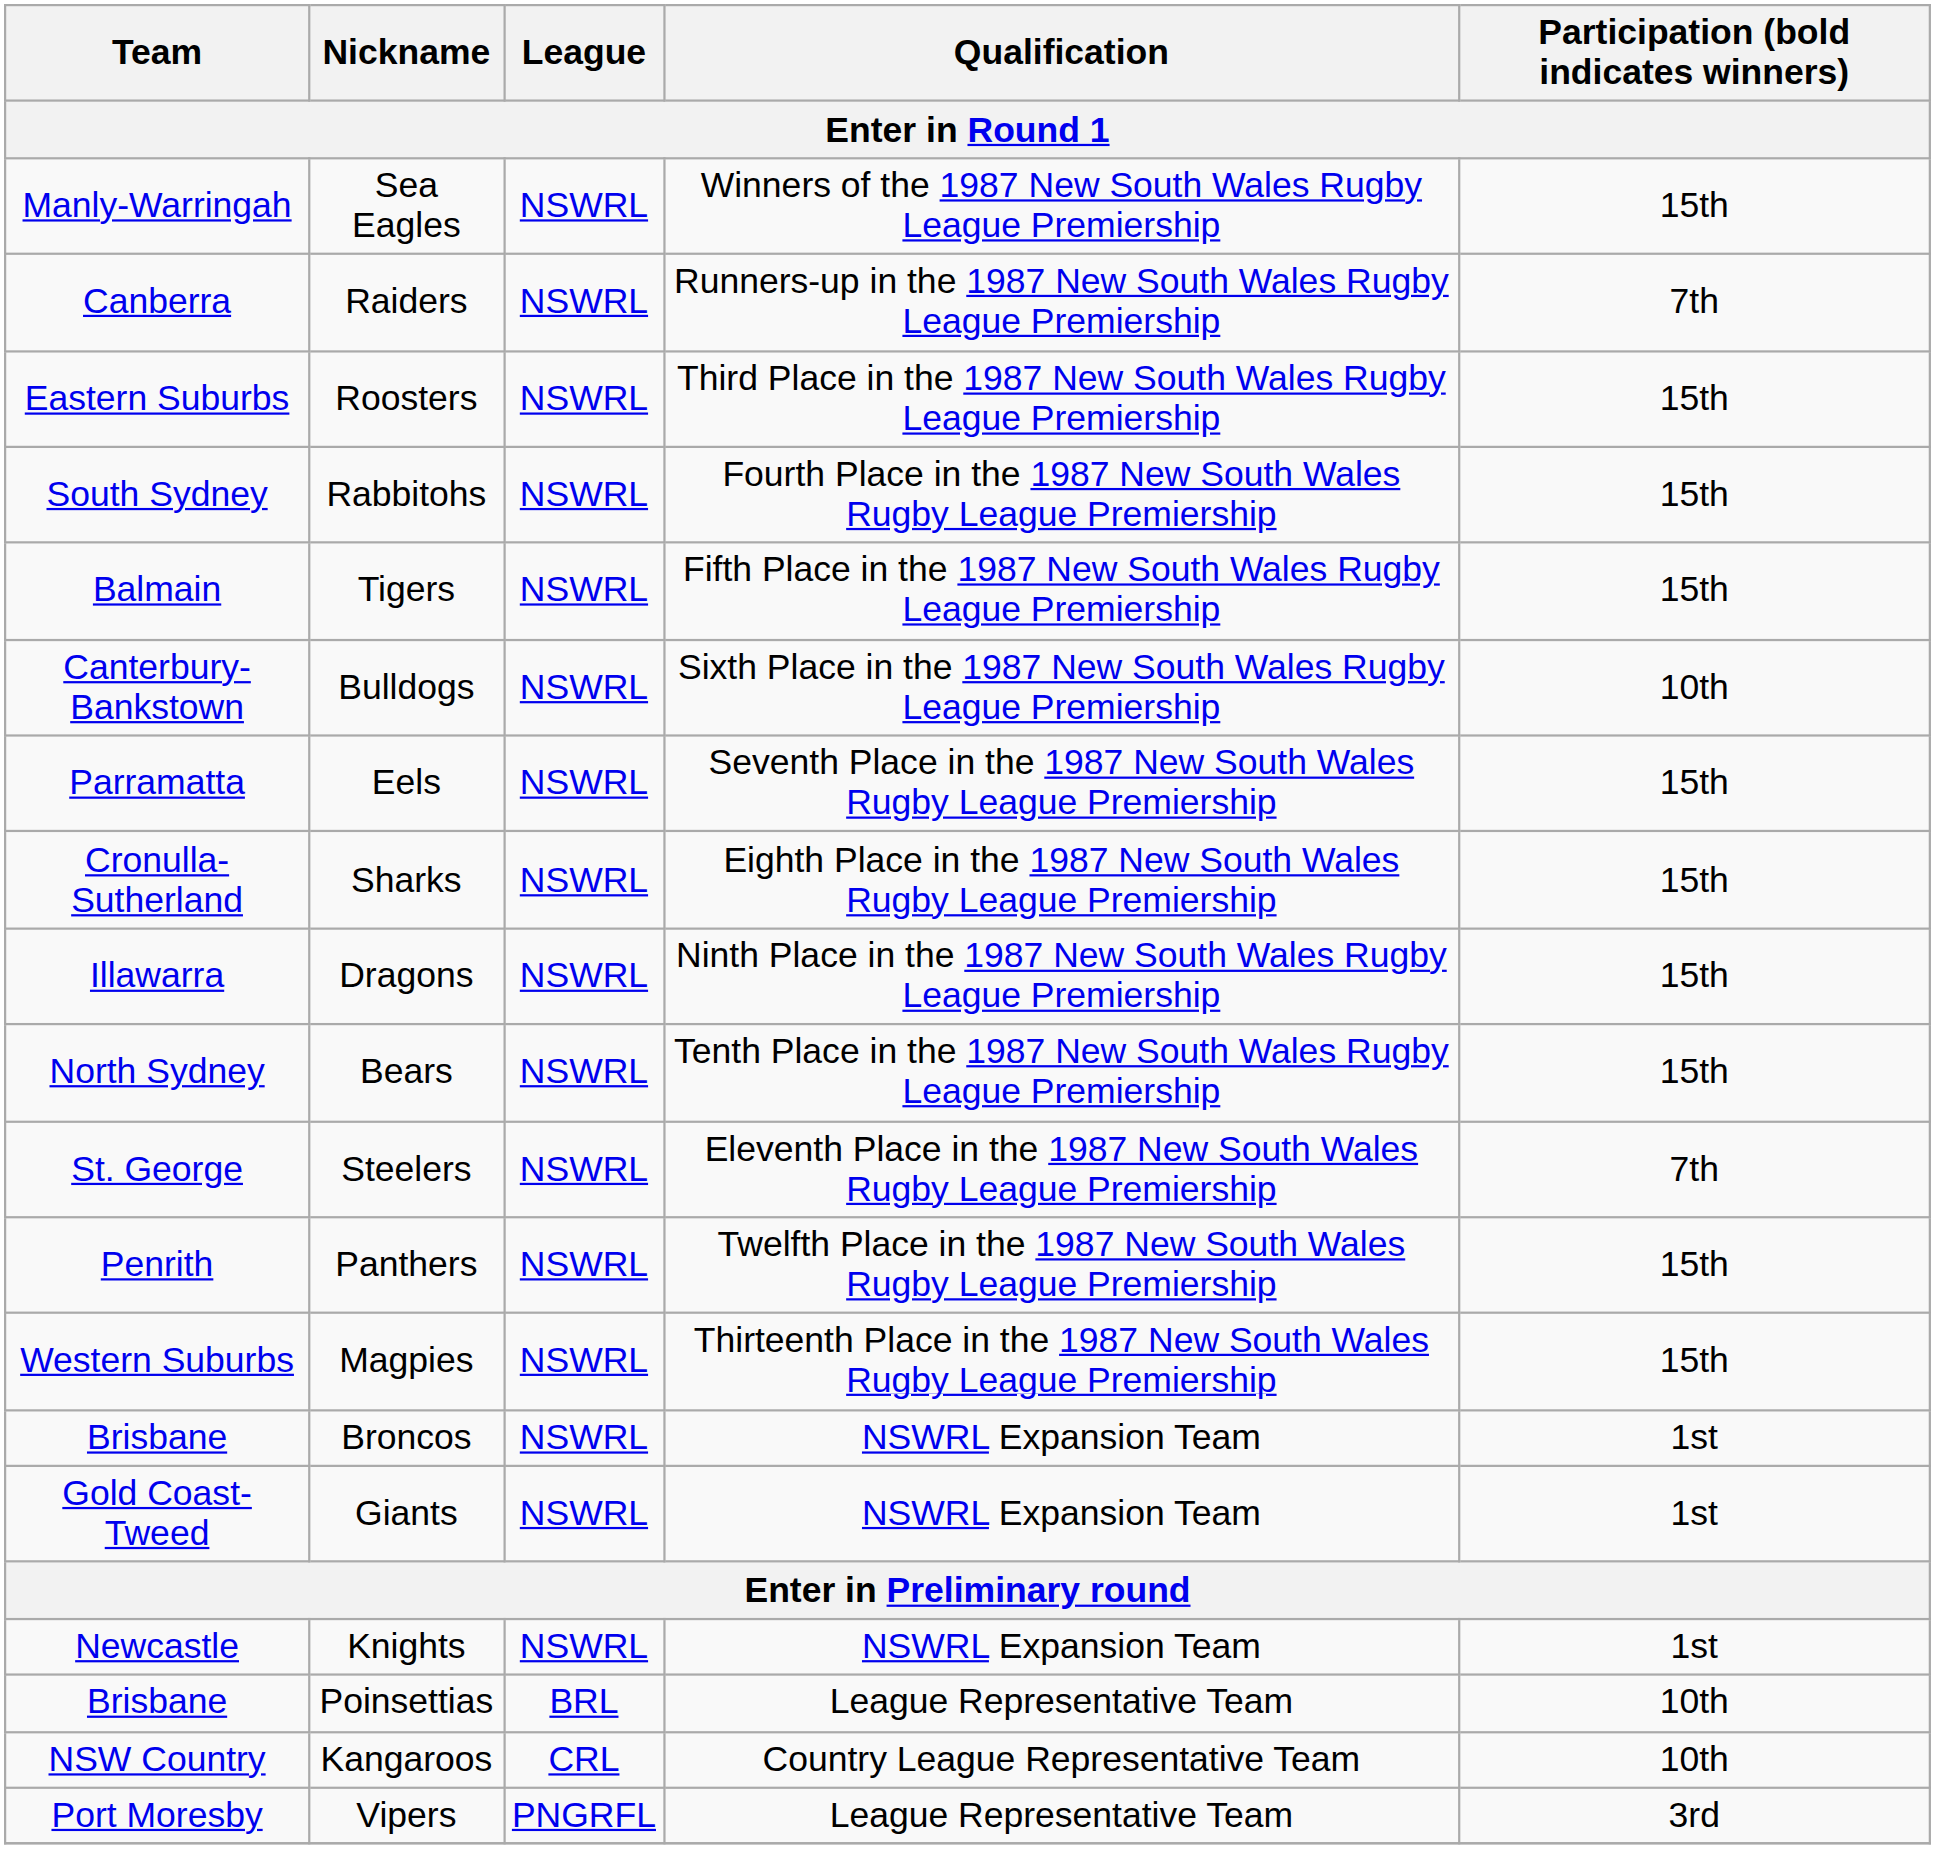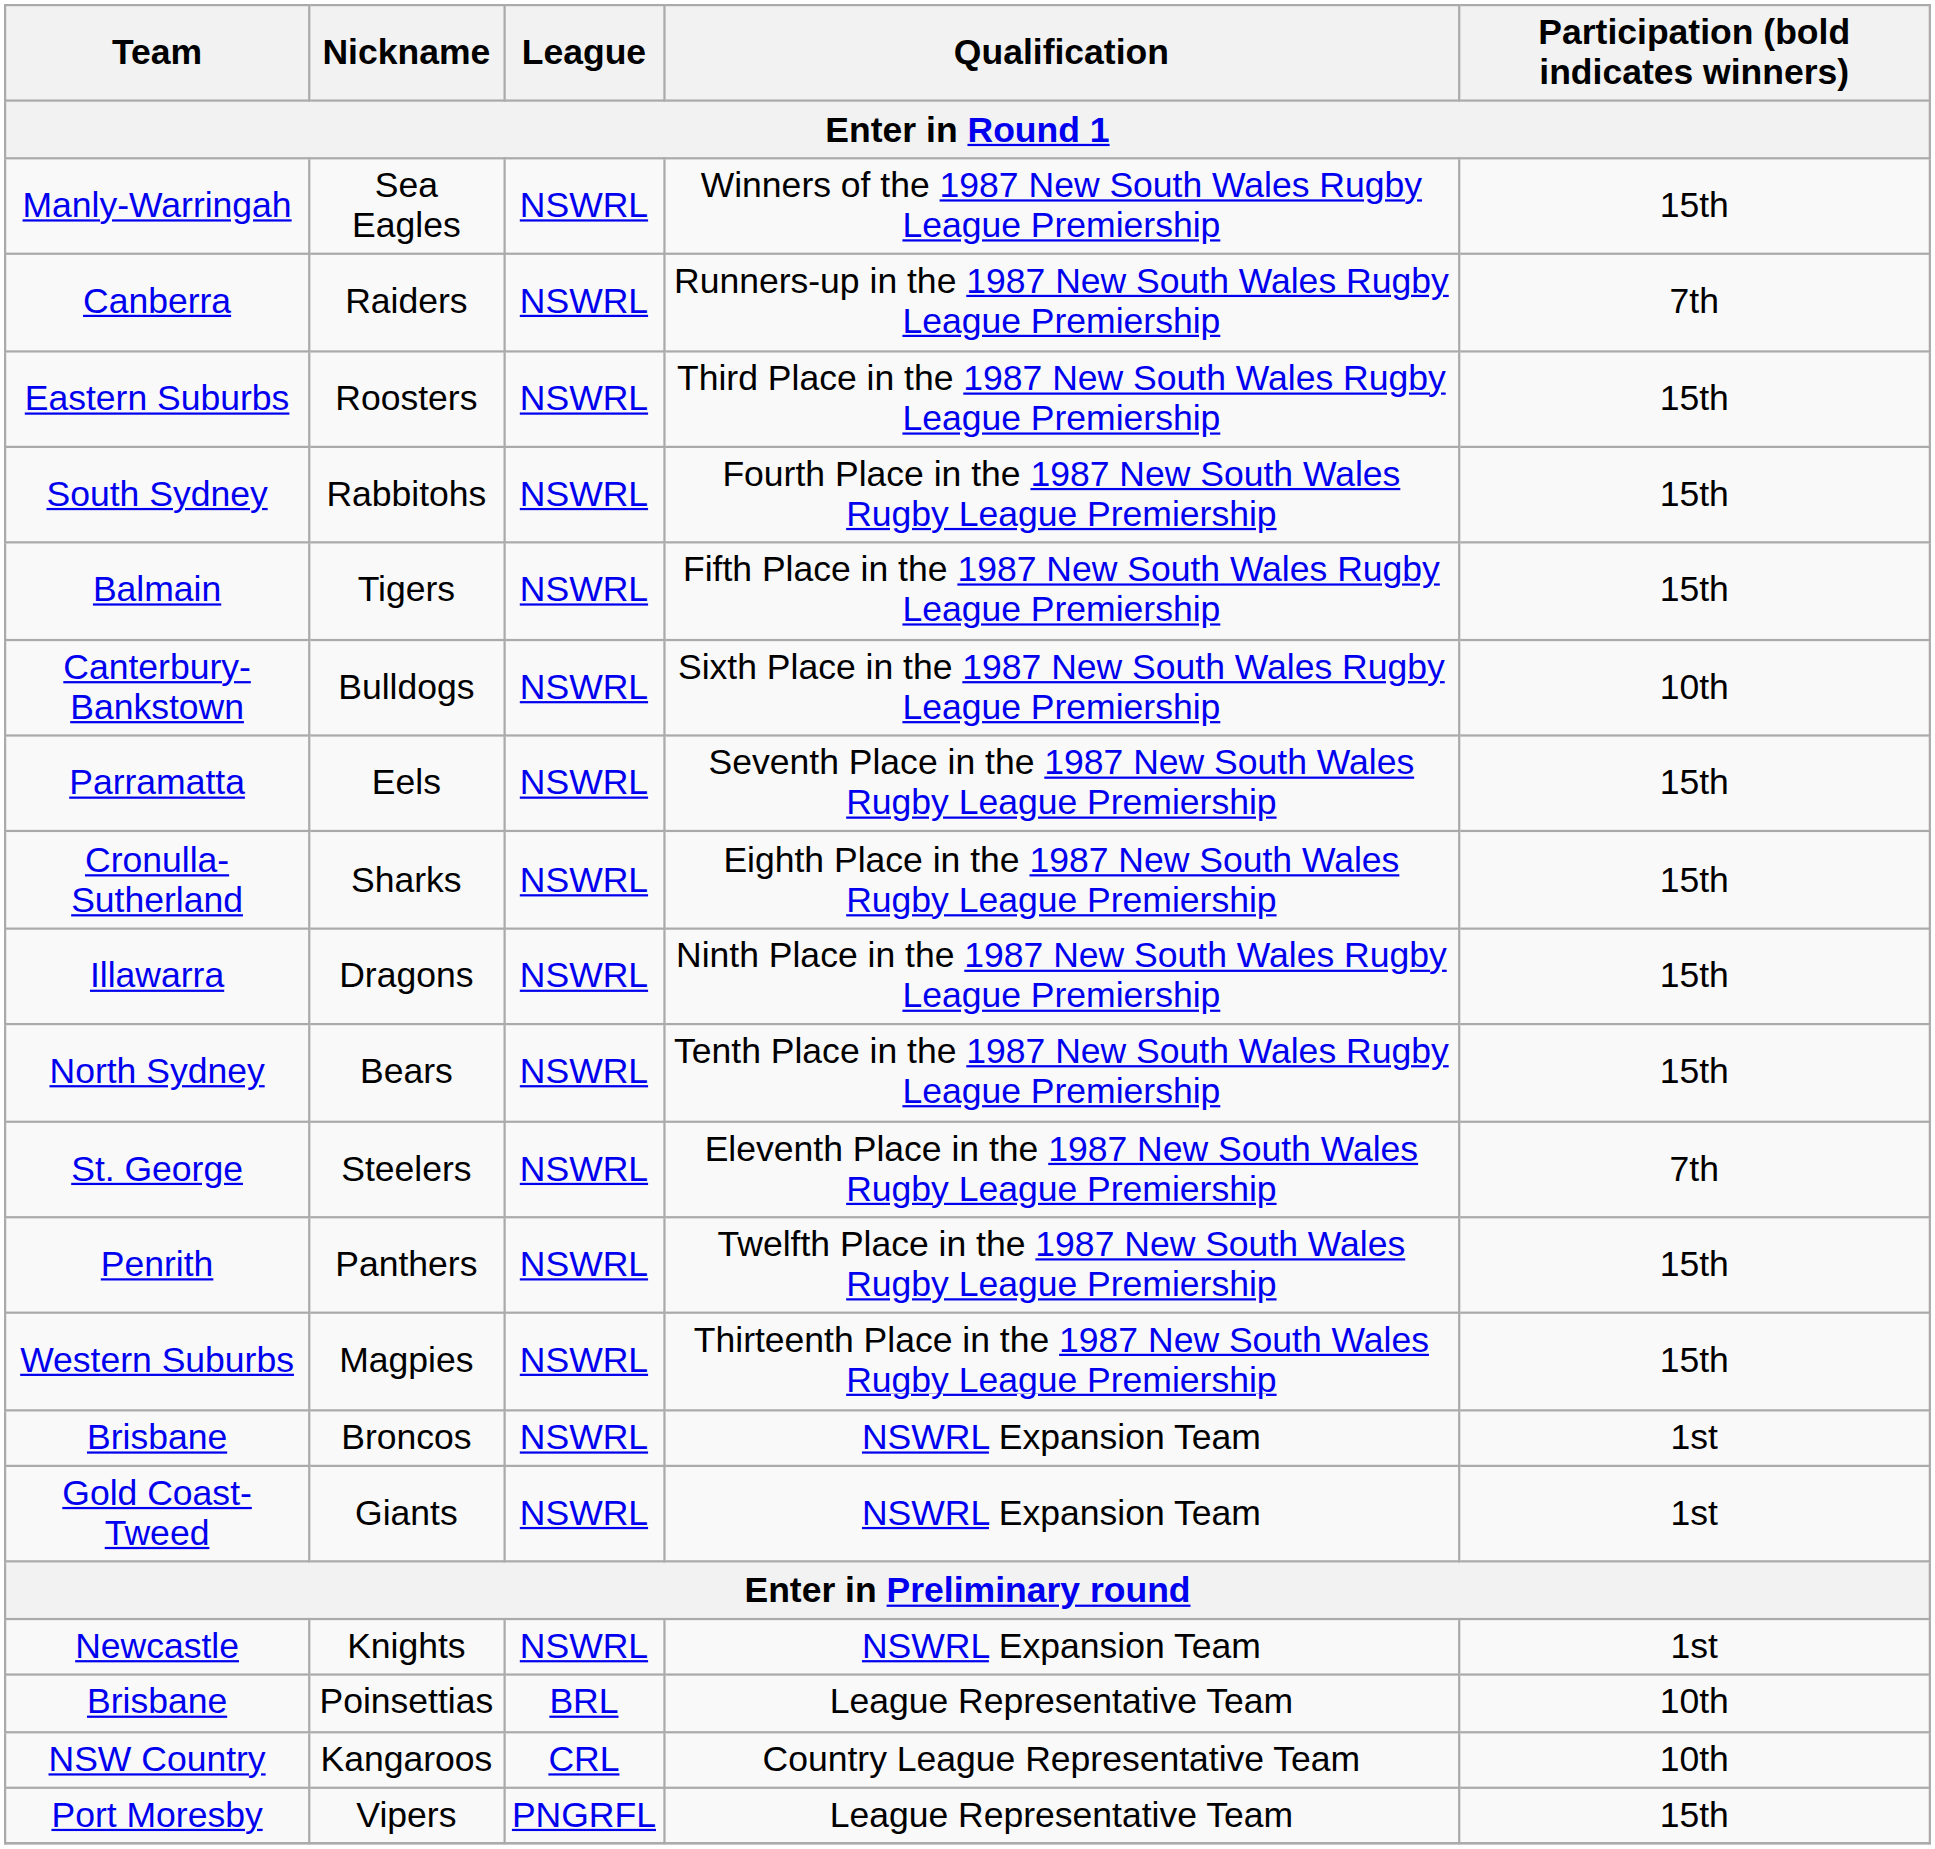(1694, 1815) 3rd -> (1694, 1815) 15th
